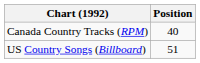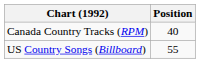(173, 49) 51 -> (173, 49) 55
